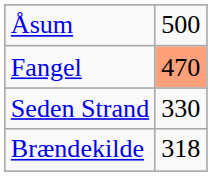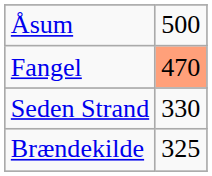(181, 149) 318 -> (181, 149) 325
